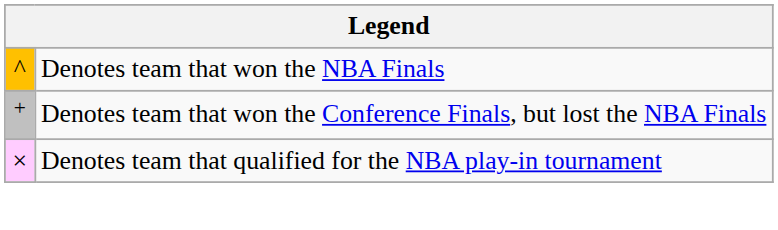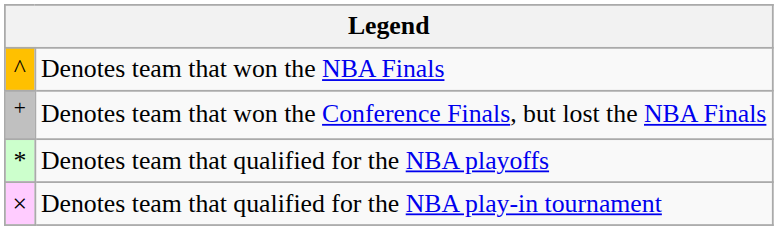+ row: (295, 160)
